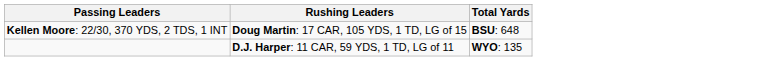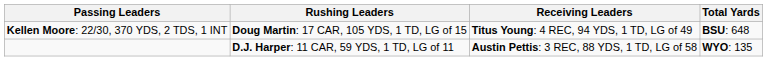+ column: (584, 13)
